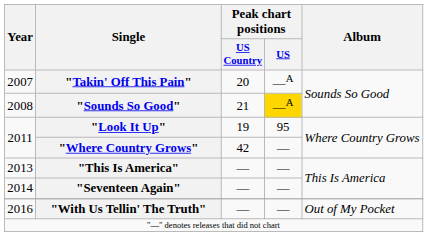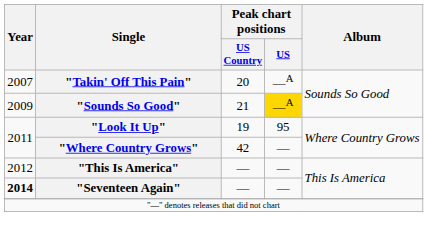(20, 105) 2008 -> (20, 105) 2009
(20, 168) 2013 -> (20, 168) 2012
(20, 188) normal -> (20, 188) bold
- row: (128, 208)
